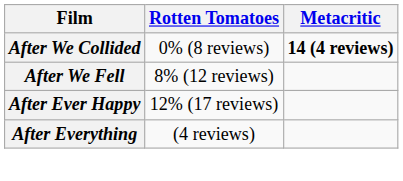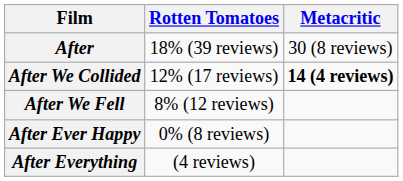+ row: (75, 47)
(214, 47) 0% (8 reviews) -> (214, 76) 12% (17 reviews)
(214, 104) 12% (17 reviews) -> (214, 133) 0% (8 reviews)
